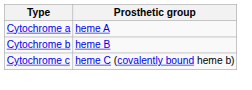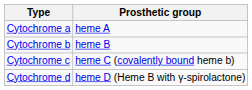+ row: (39, 77)
